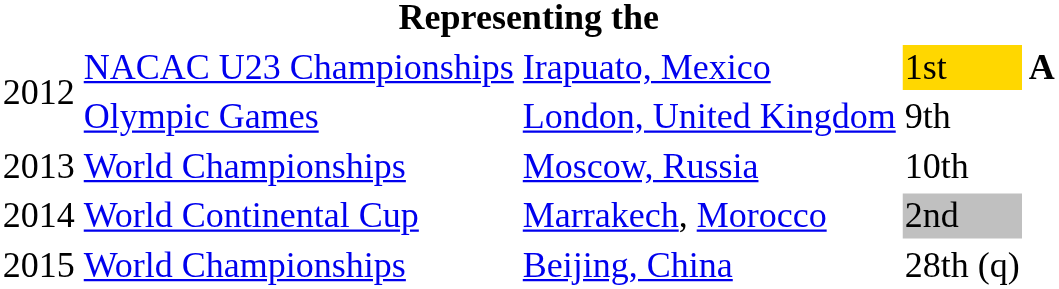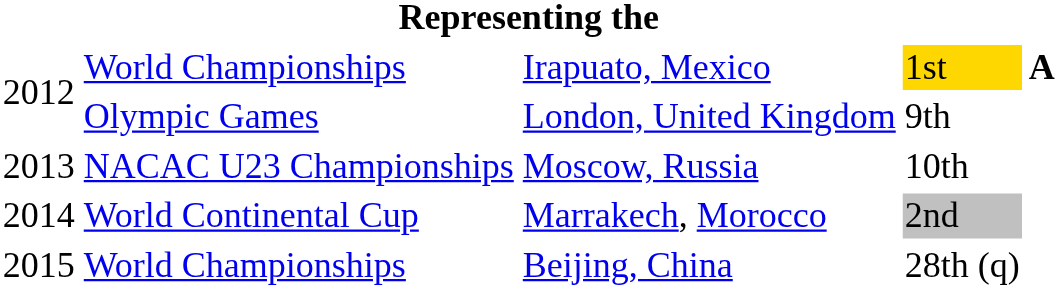(299, 66) NACAC U23 Championships -> (245, 66) World Championships
(245, 165) World Championships -> (299, 165) NACAC U23 Championships
